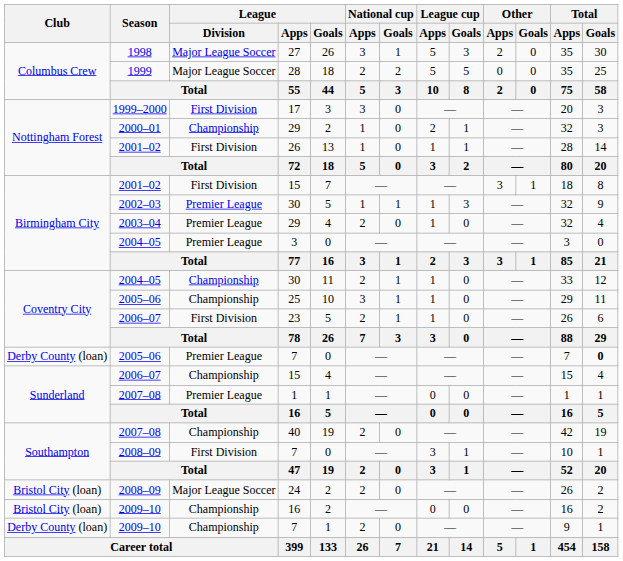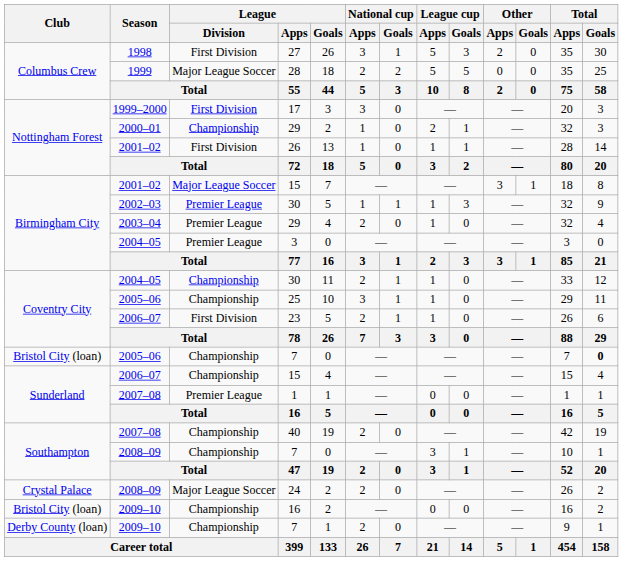(224, 52) Major League Soccer -> (224, 52) First Division
(224, 185) First Division -> (224, 185) Major League Soccer
(57, 356) Derby County (loan) -> (57, 356) Bristol City (loan)
(224, 356) Premier League -> (224, 356) Championship
(224, 451) First Division -> (224, 451) Championship
(57, 489) Bristol City (loan) -> (57, 489) Crystal Palace
